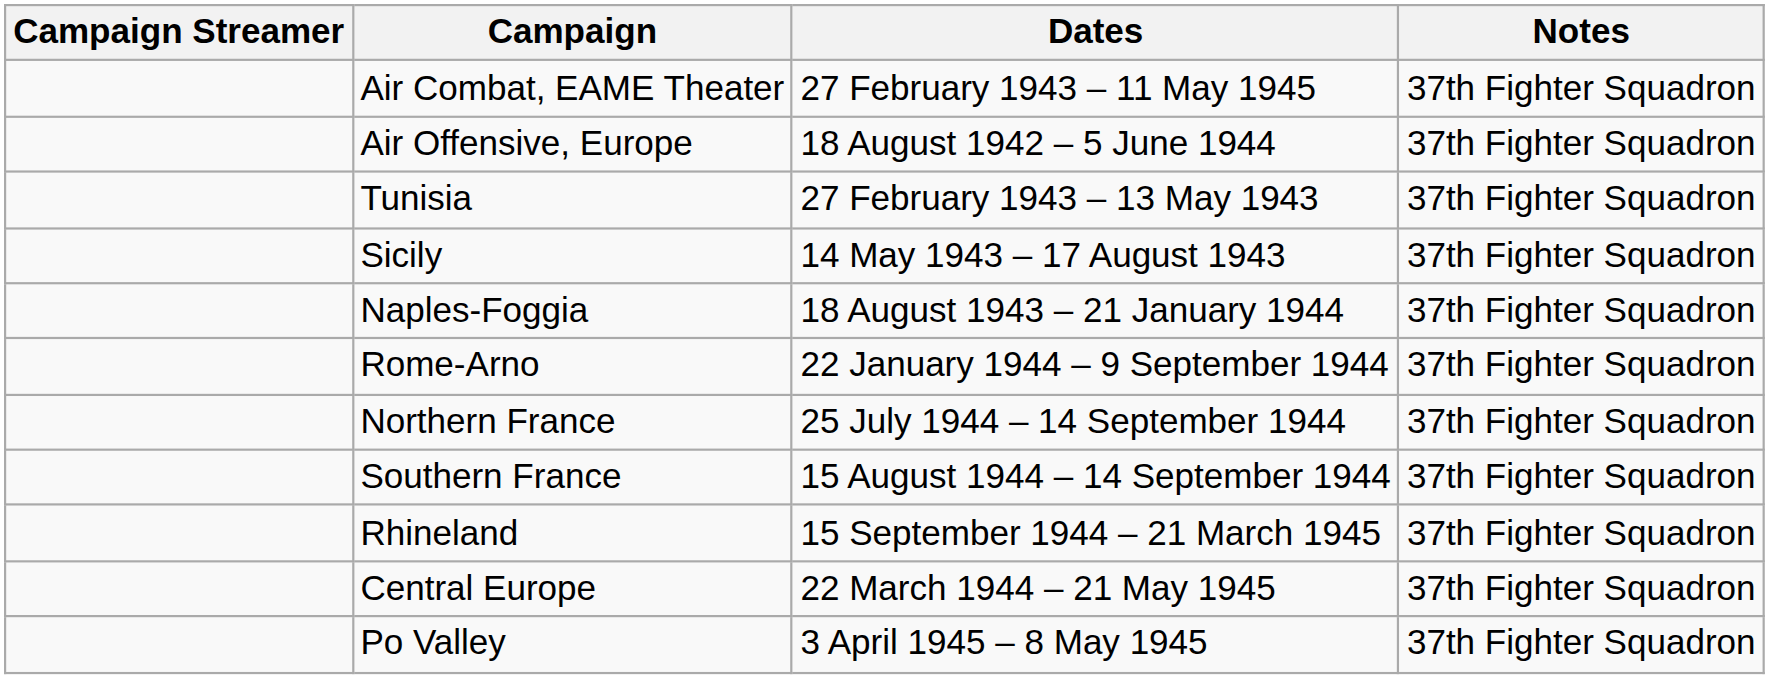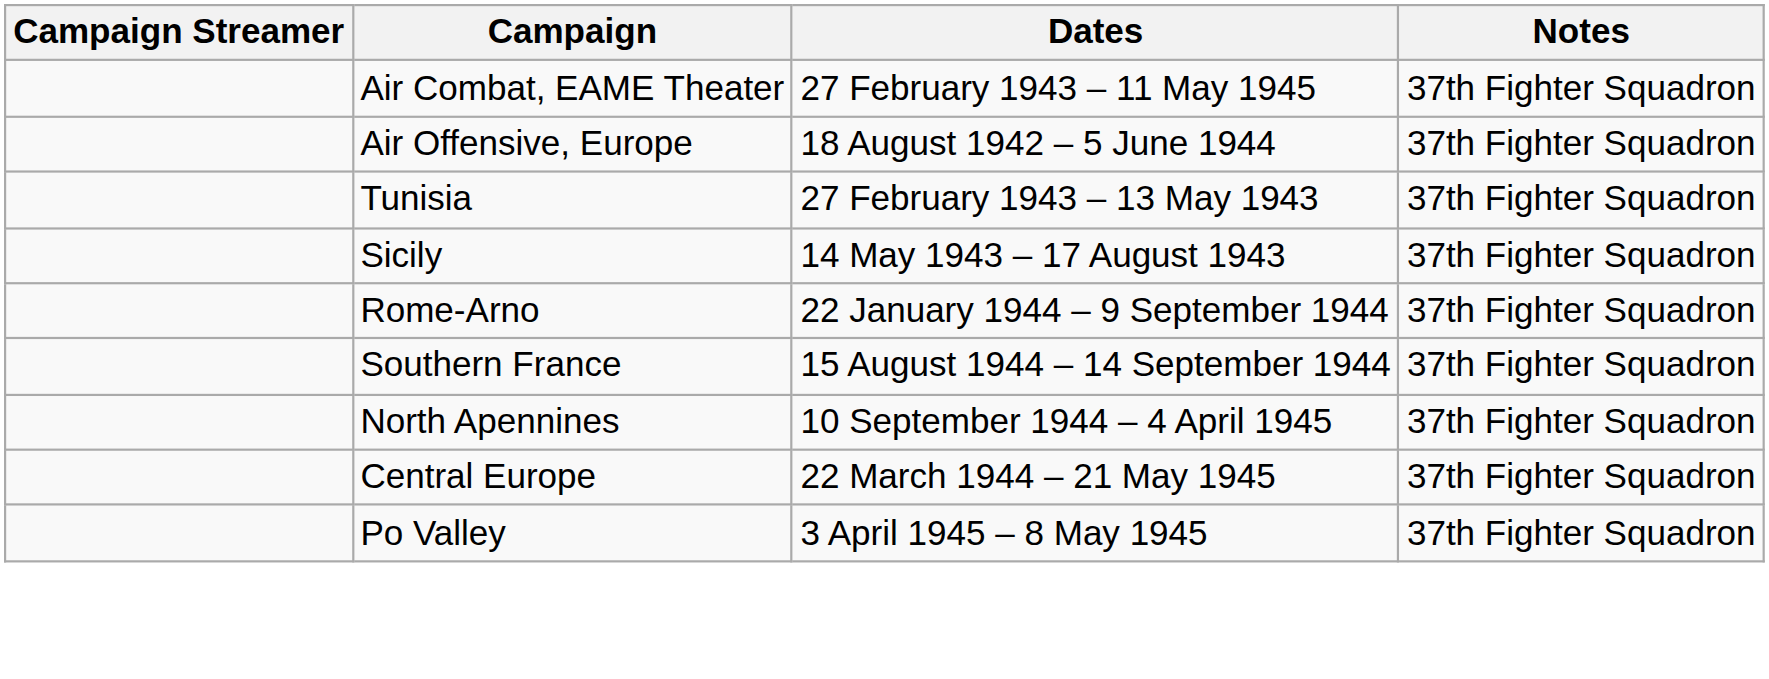- row: (474, 310)
- row: (488, 421)
+ row: (490, 421)
- row: (439, 532)
